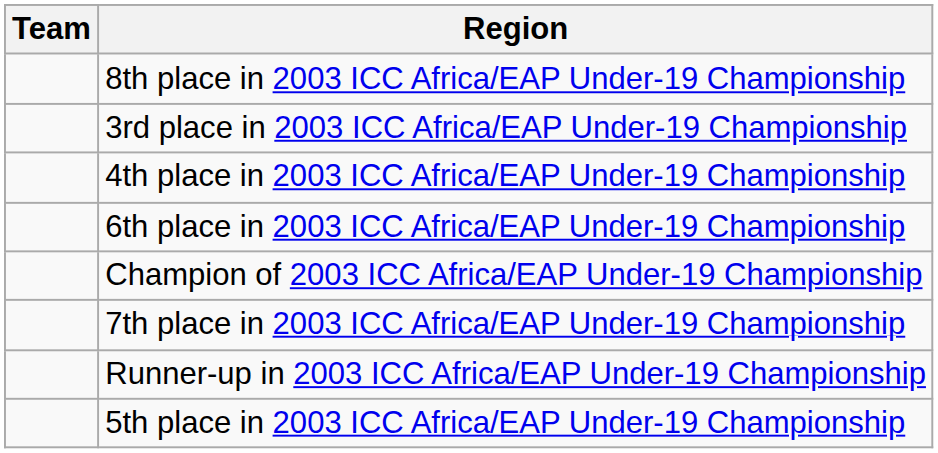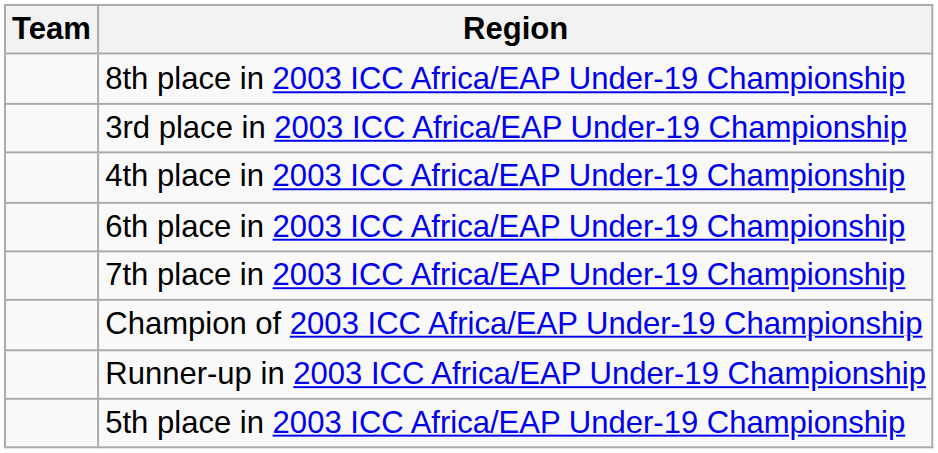rows swapped: (514, 275) <-> (505, 324)
